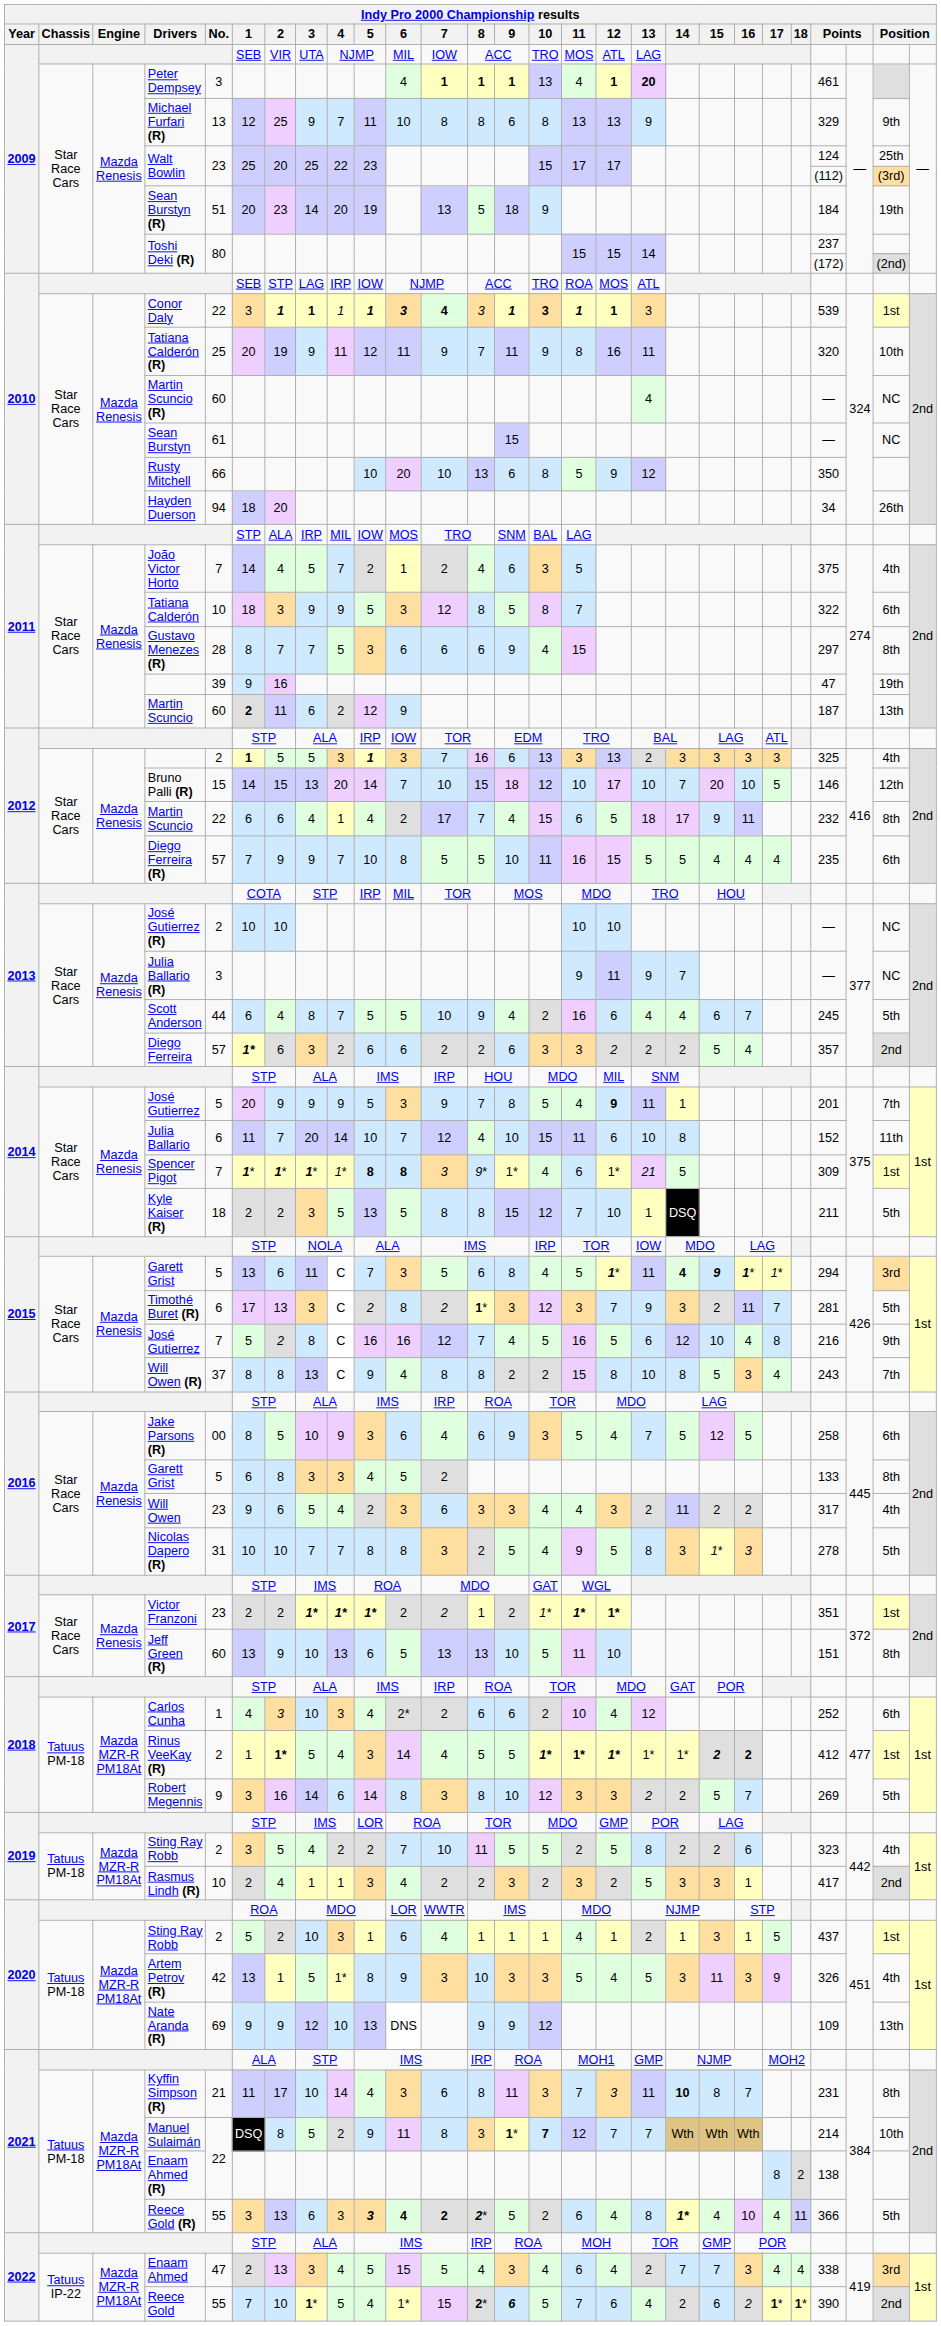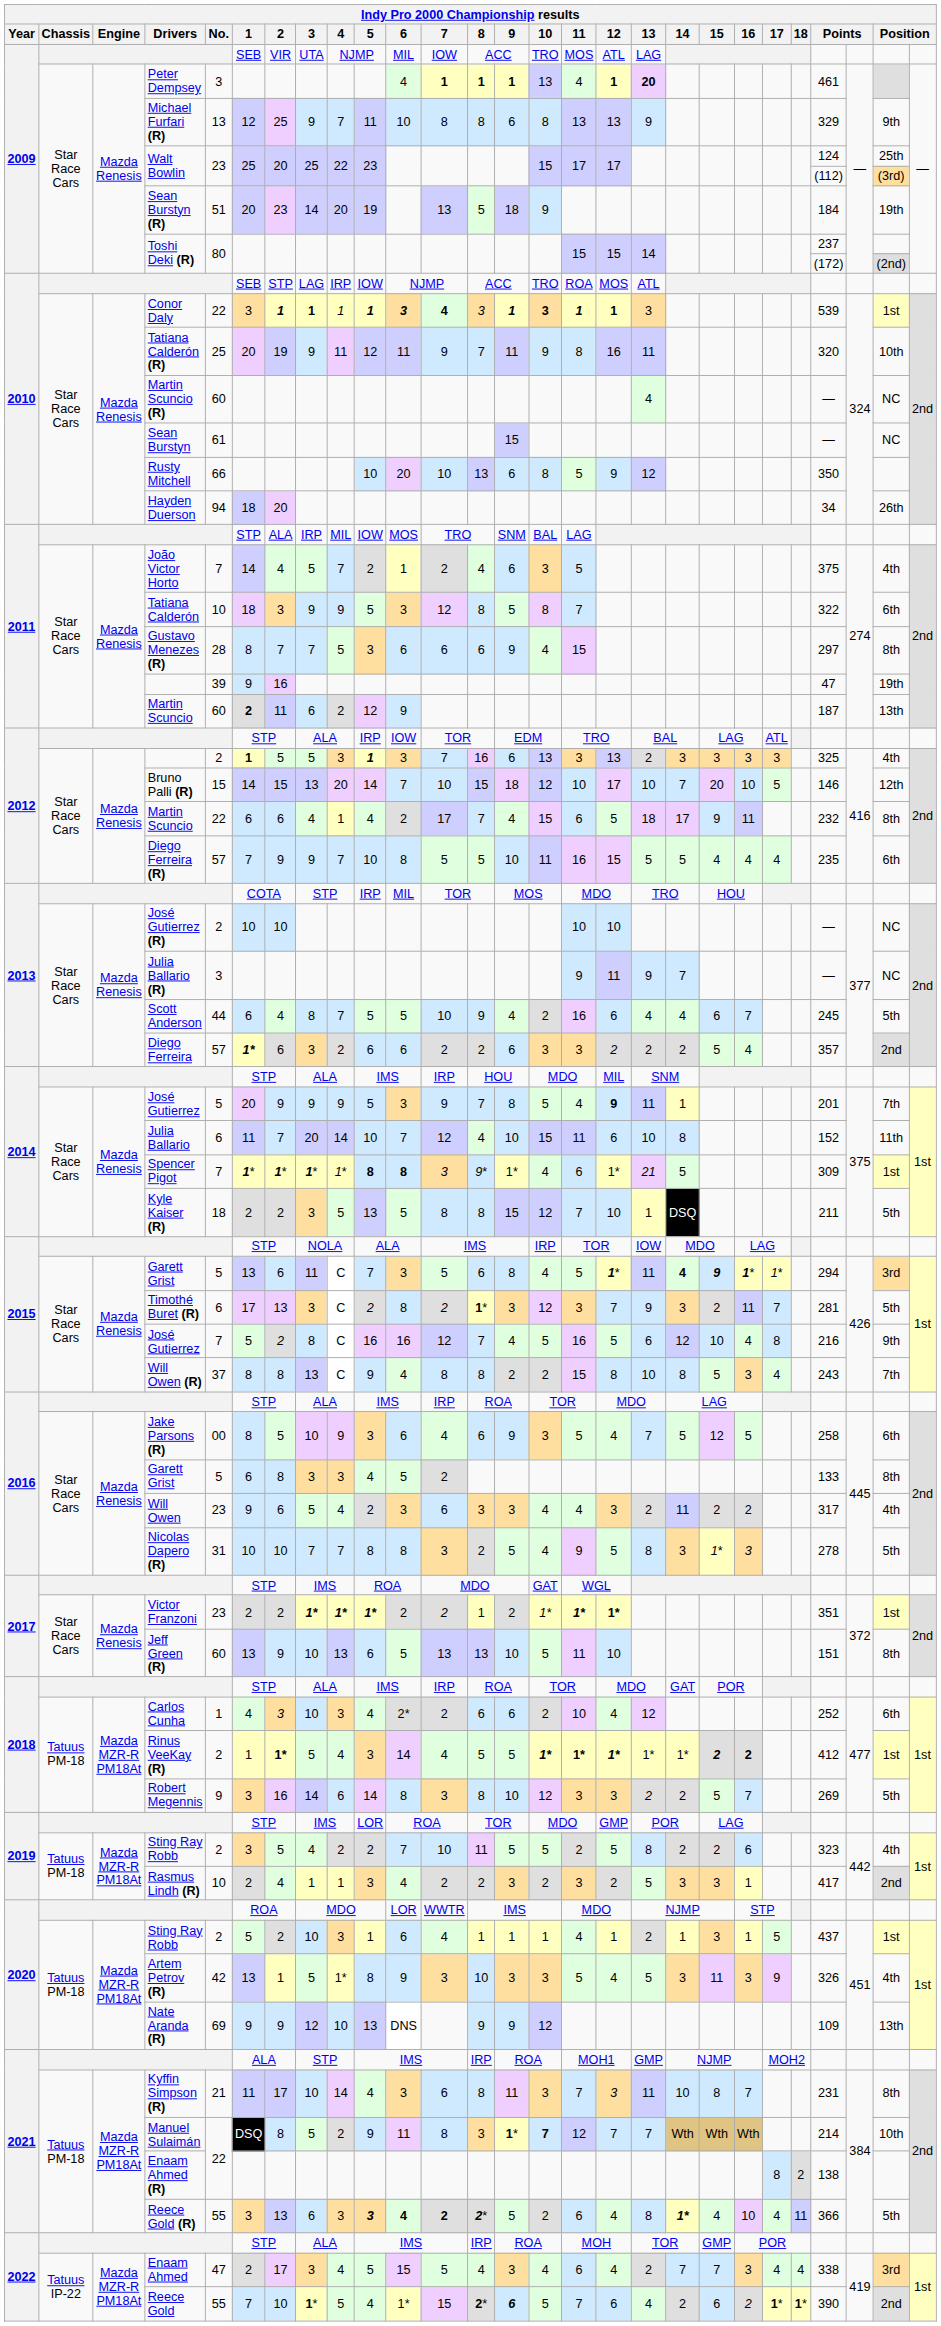(683, 2093) bold -> (683, 2093) normal
(281, 2270) 13 -> (281, 2270) 17
